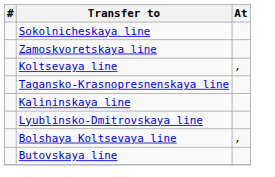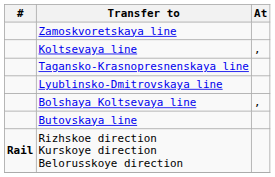- row: (85, 31)
- row: (75, 102)
+ row: (111, 151)
